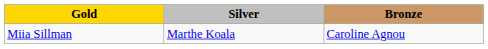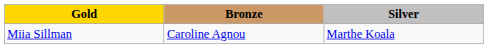columns swapped: (244, 14) <-> (404, 14)
